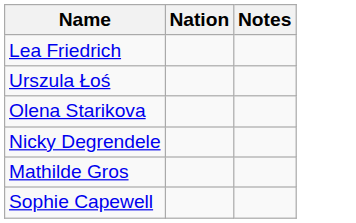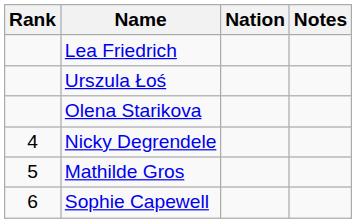+ column: (33, 19)
